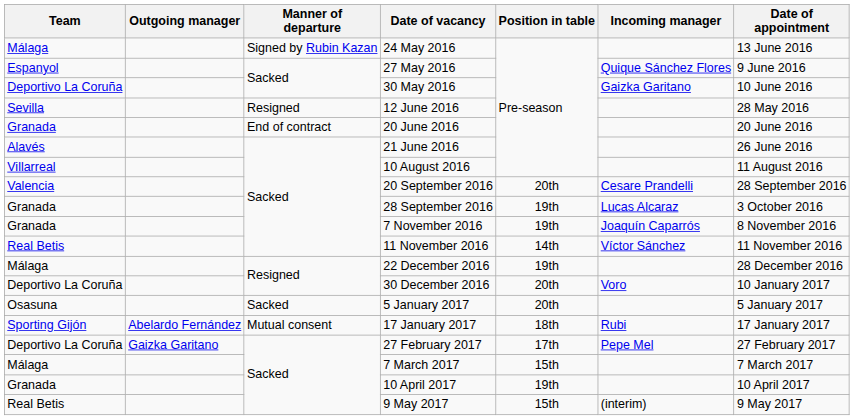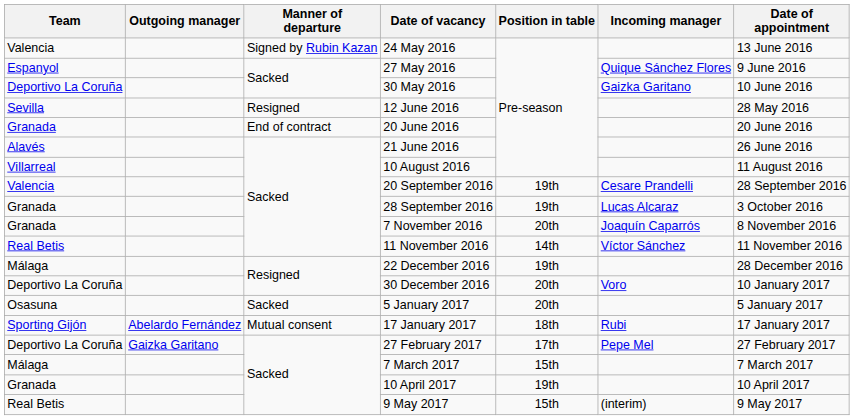(28, 48) Málaga -> (31, 48) Valencia
(547, 186) 20th -> (547, 186) 19th
(547, 226) 19th -> (547, 226) 20th
